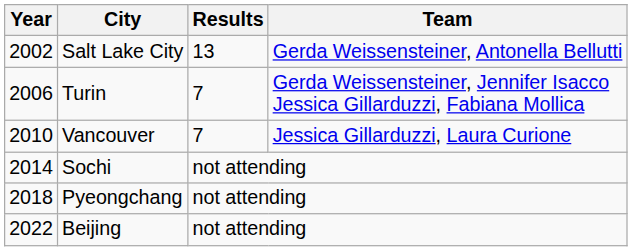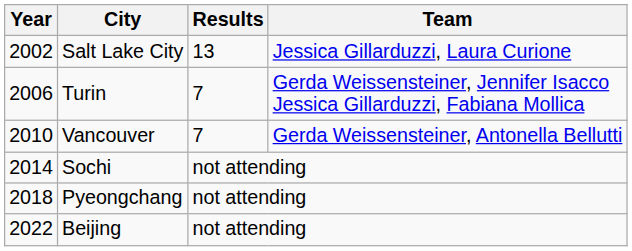(448, 51) Gerda Weissensteiner, Antonella Bellutti -> (422, 51) Jessica Gillarduzzi, Laura Curione
(422, 135) Jessica Gillarduzzi, Laura Curione -> (448, 135) Gerda Weissensteiner, Antonella Bellutti
